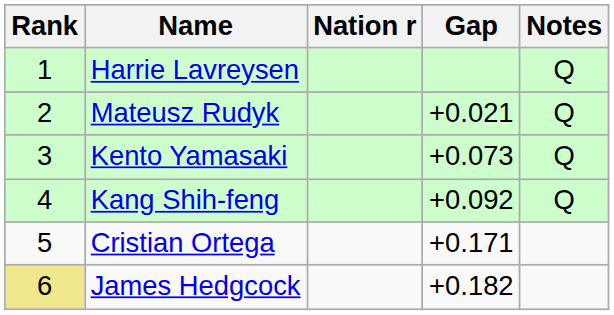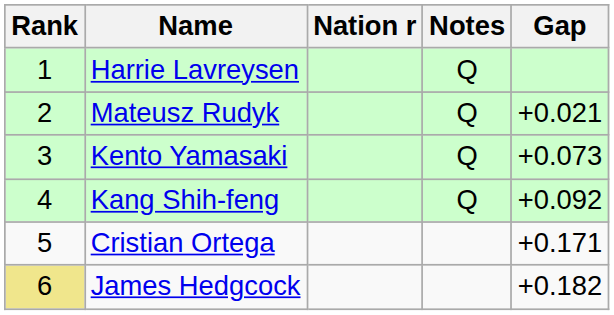columns swapped: (471, 26) <-> (564, 26)
